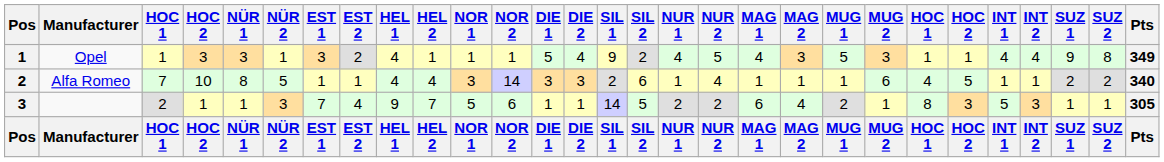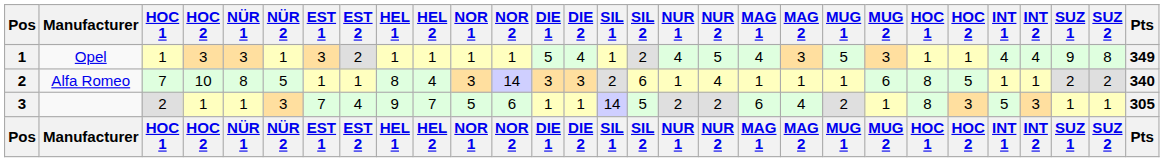(395, 56) 4 -> (395, 56) 1
(612, 56) 9 -> (612, 56) 1
(395, 80) 4 -> (395, 80) 8
(927, 80) 4 -> (927, 80) 8
